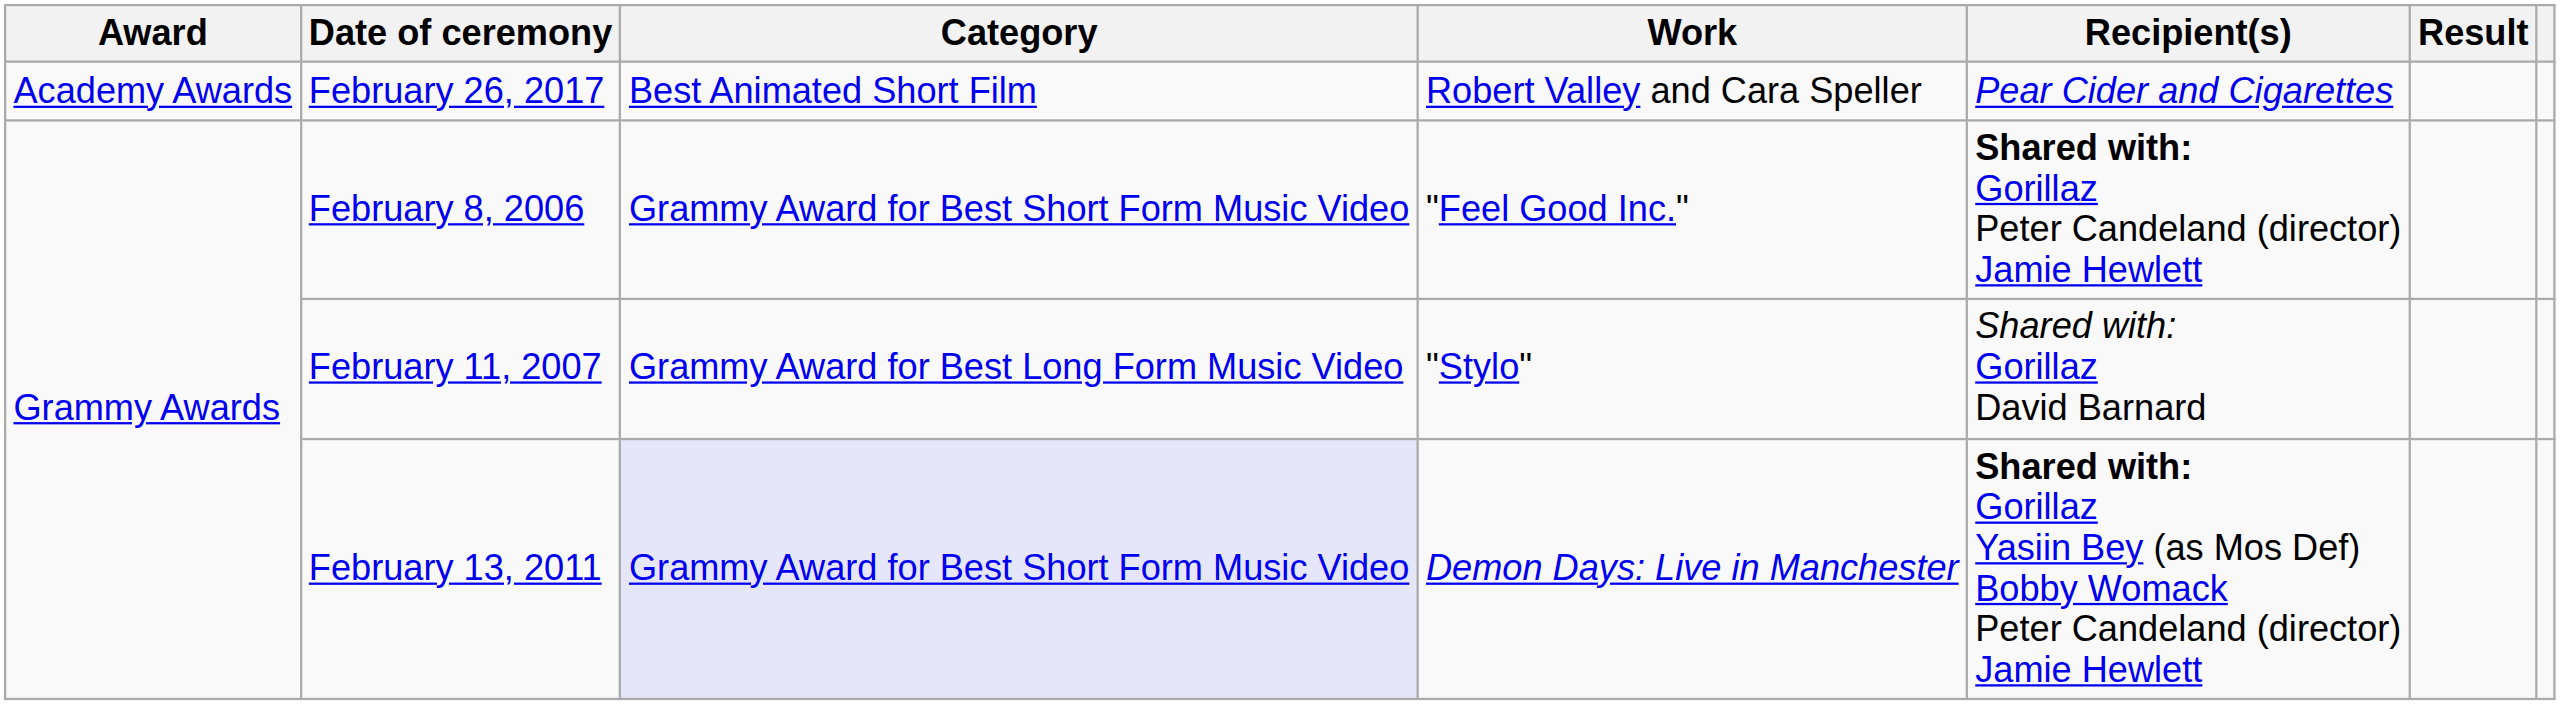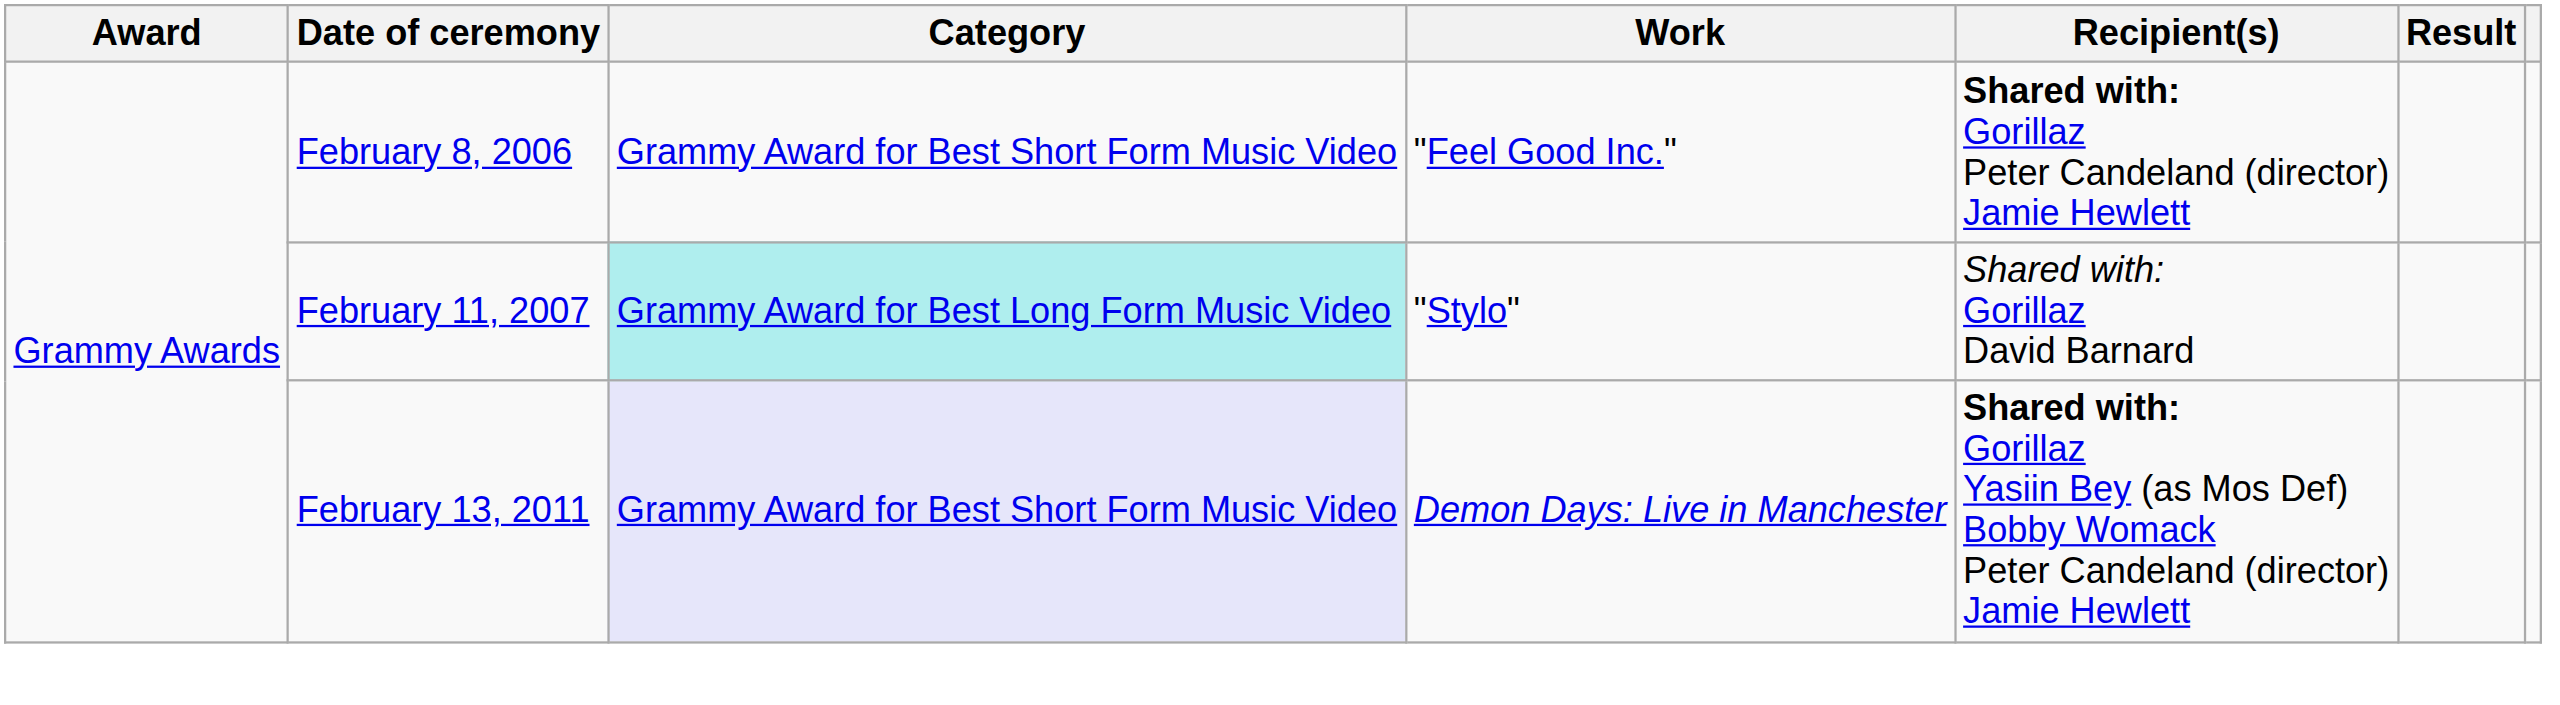- row: (457, 90)
(1016, 367) no background -> (1004, 310) paleturquoise background
